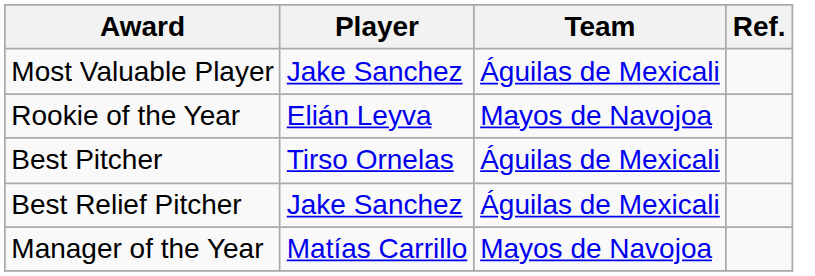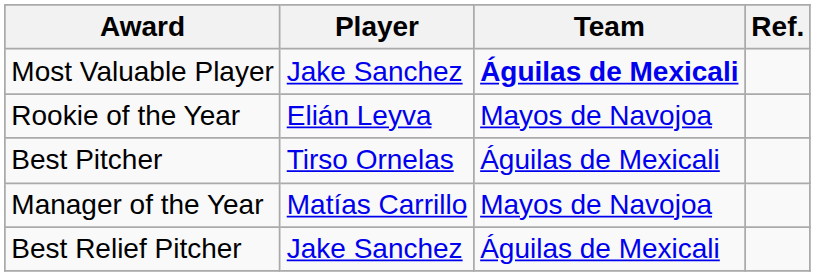(600, 71) normal -> (609, 71) bold
rows swapped: (126, 204) <-> (137, 248)
